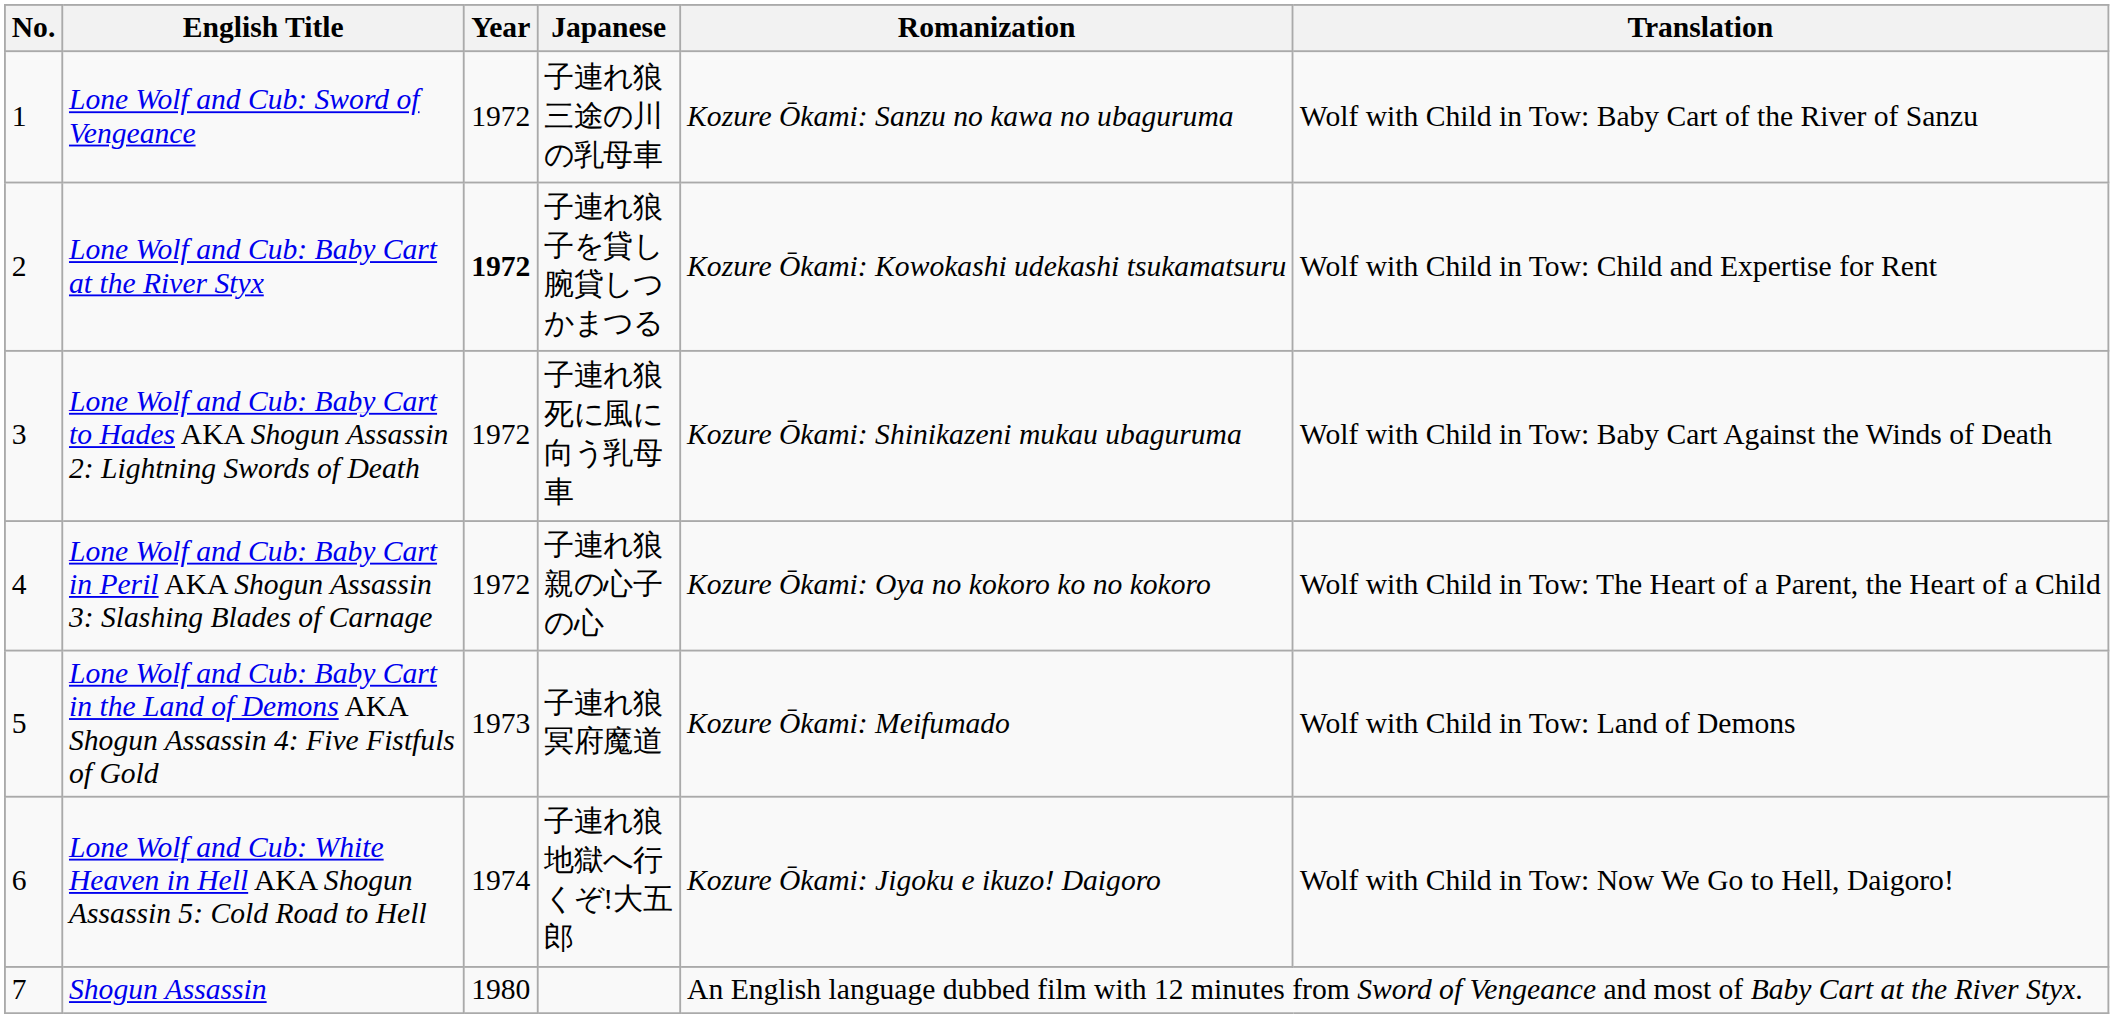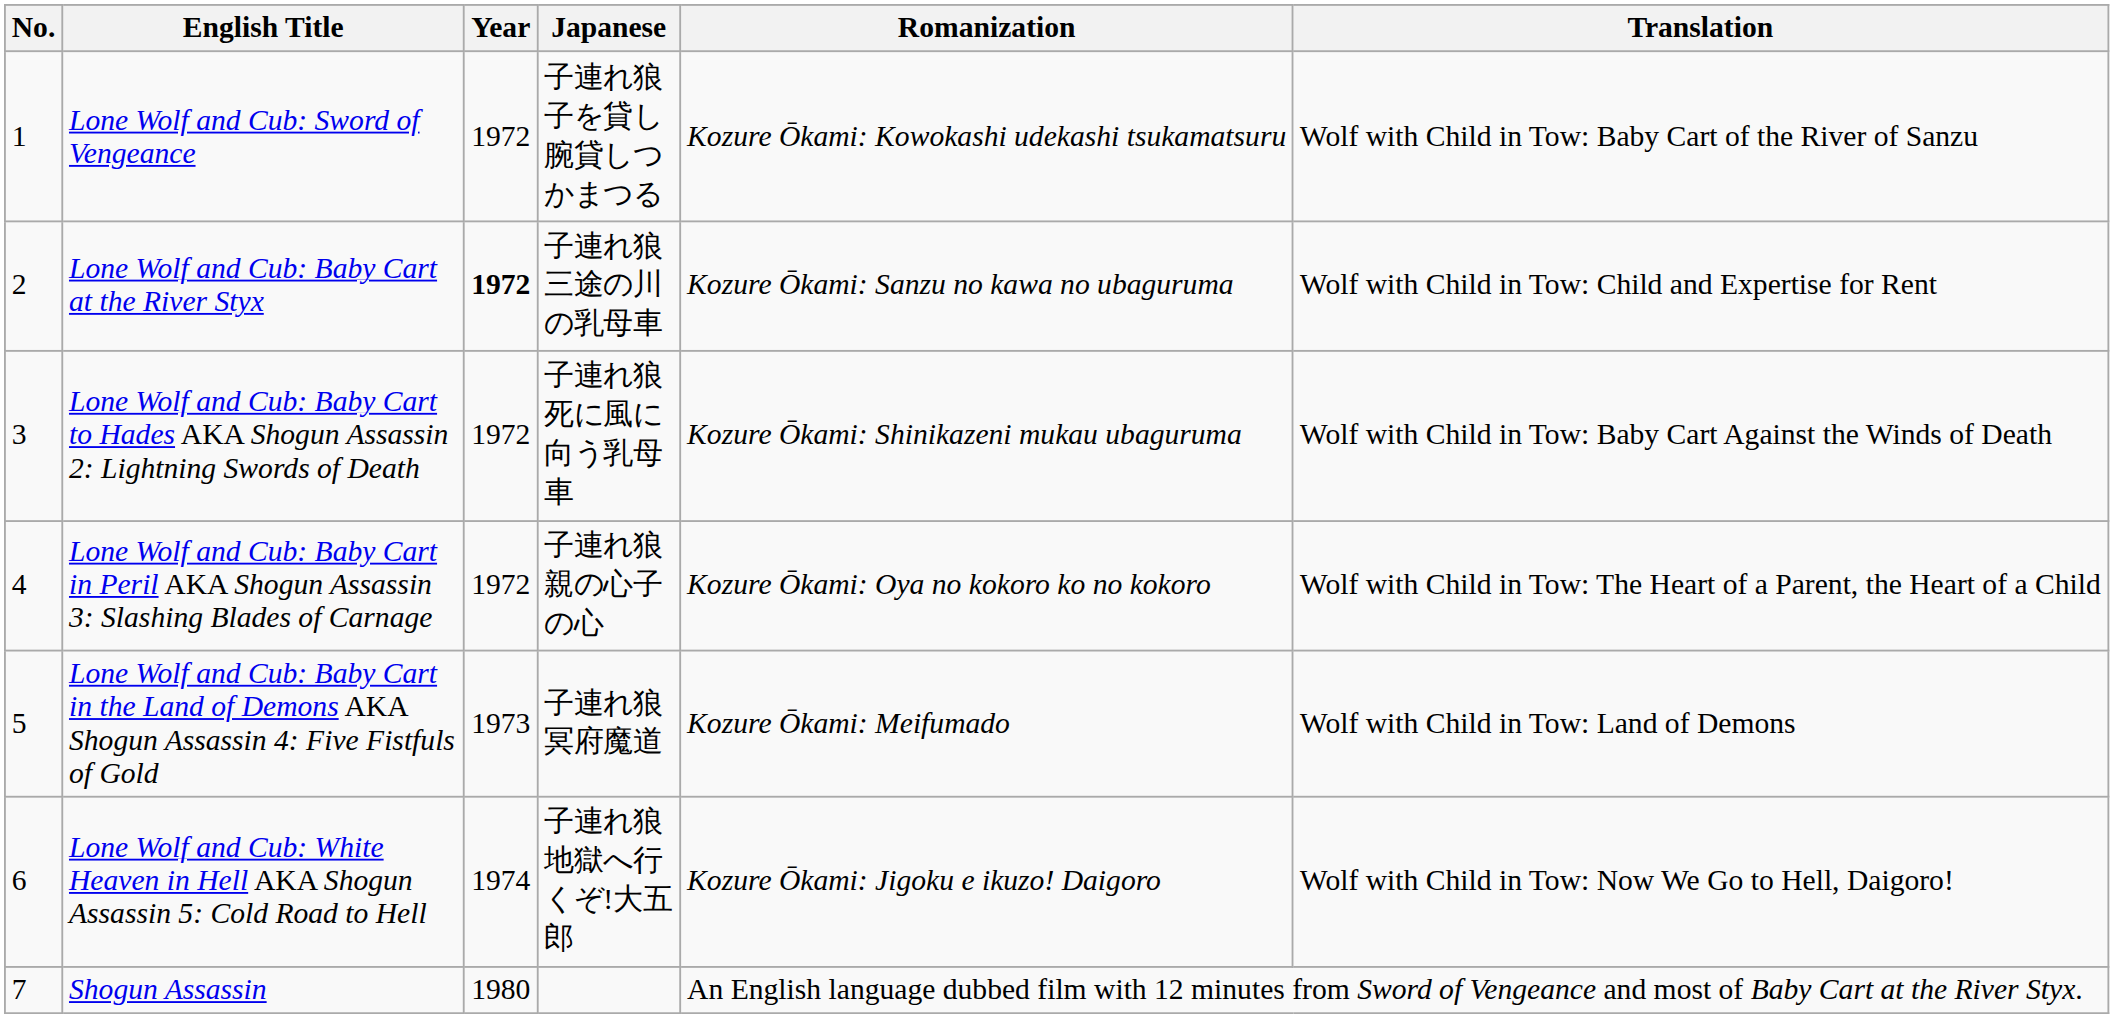(603, 115) 子連れ狼 三途の川の乳母車 -> (603, 135) 子連れ狼 子を貸し腕貸しつかまつる
(960, 116) Kozure Ōkami: Sanzu no kawa no ubaguruma -> (987, 135) Kozure Ōkami: Kowokashi udekashi tsukamatsuru
(603, 265) 子連れ狼 子を貸し腕貸しつかまつる -> (603, 284) 子連れ狼 三途の川の乳母車
(987, 266) Kozure Ōkami: Kowokashi udekashi tsukamatsuru -> (960, 285) Kozure Ōkami: Sanzu no kawa no ubaguruma
